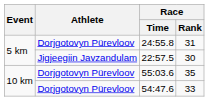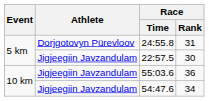(86, 73) Dorjgotovyn Pürevloov -> (87, 73) Jigjeegiin Javzandulam
(190, 73) 35 -> (190, 73) 36
(86, 89) Dorjgotovyn Pürevloov -> (87, 89) Jigjeegiin Javzandulam
(190, 89) 33 -> (190, 89) 34
